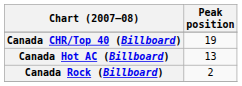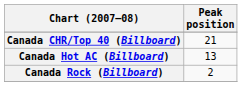(210, 40) 19 -> (210, 40) 21
